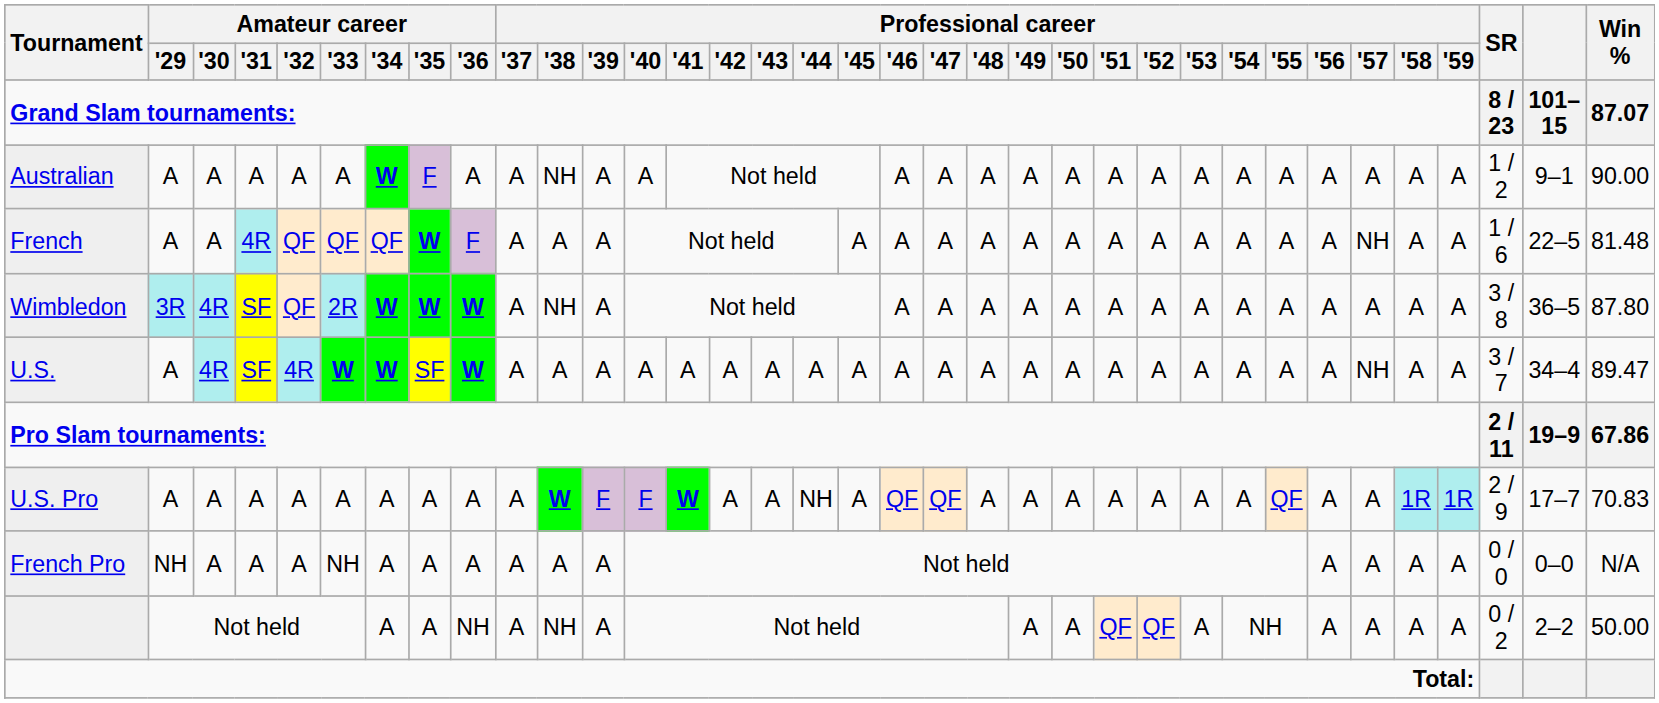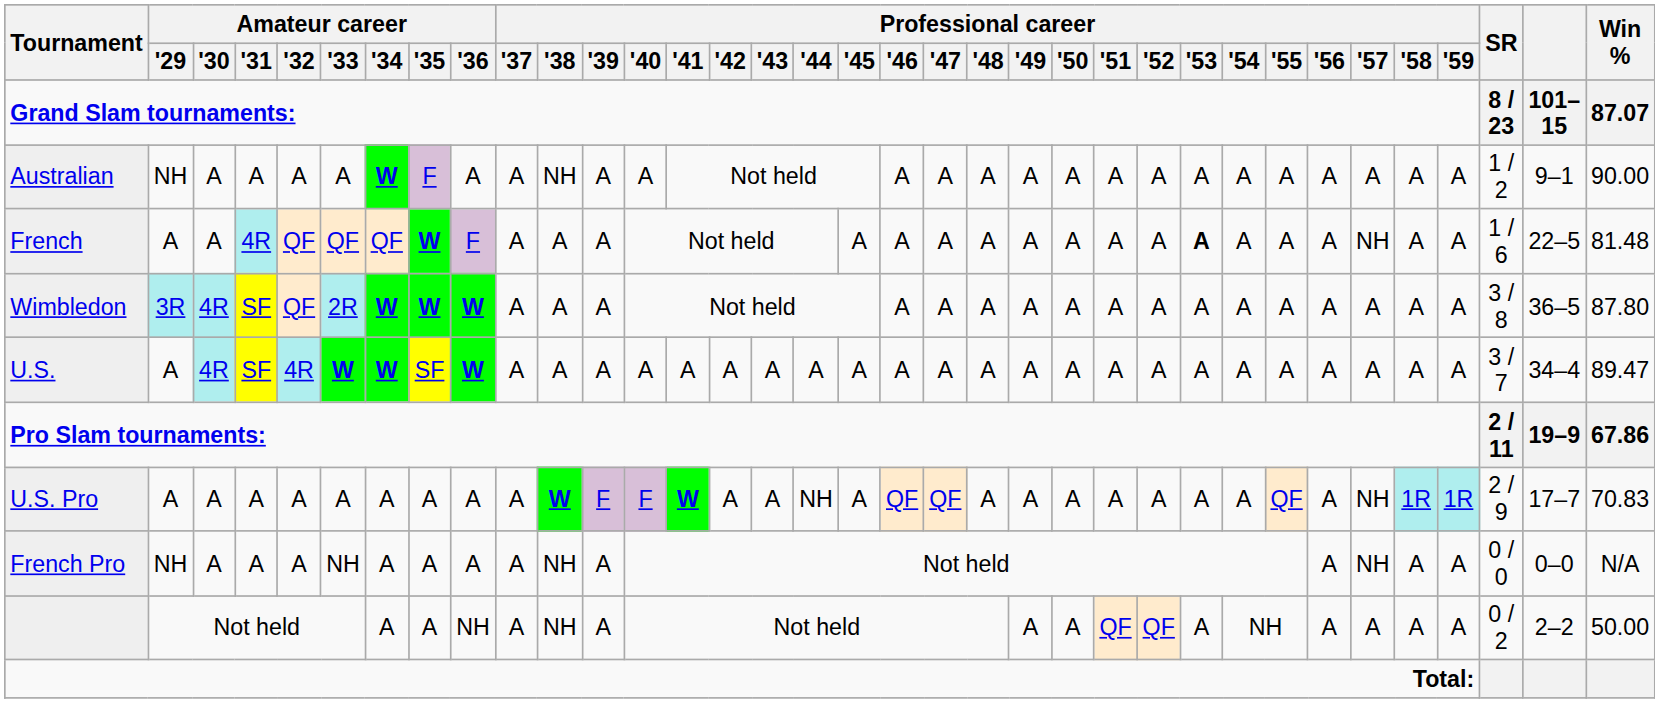(171, 177) A -> (171, 177) NH
(1201, 241) normal -> (1201, 241) bold
(560, 305) NH -> (560, 305) A
(1373, 370) NH -> (1373, 370) A
(1373, 499) A -> (1373, 499) NH
(560, 563) A -> (560, 563) NH
(1373, 563) A -> (1373, 563) NH
